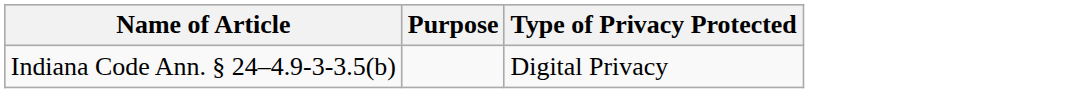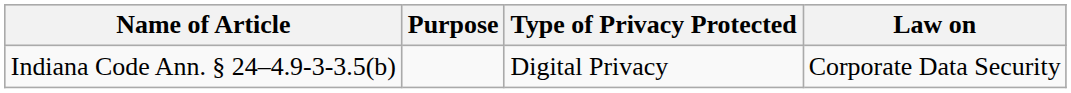+ column: (935, 25)
